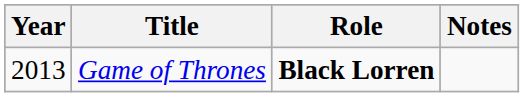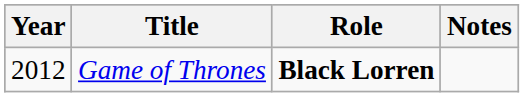(38, 69) 2013 -> (38, 69) 2012
